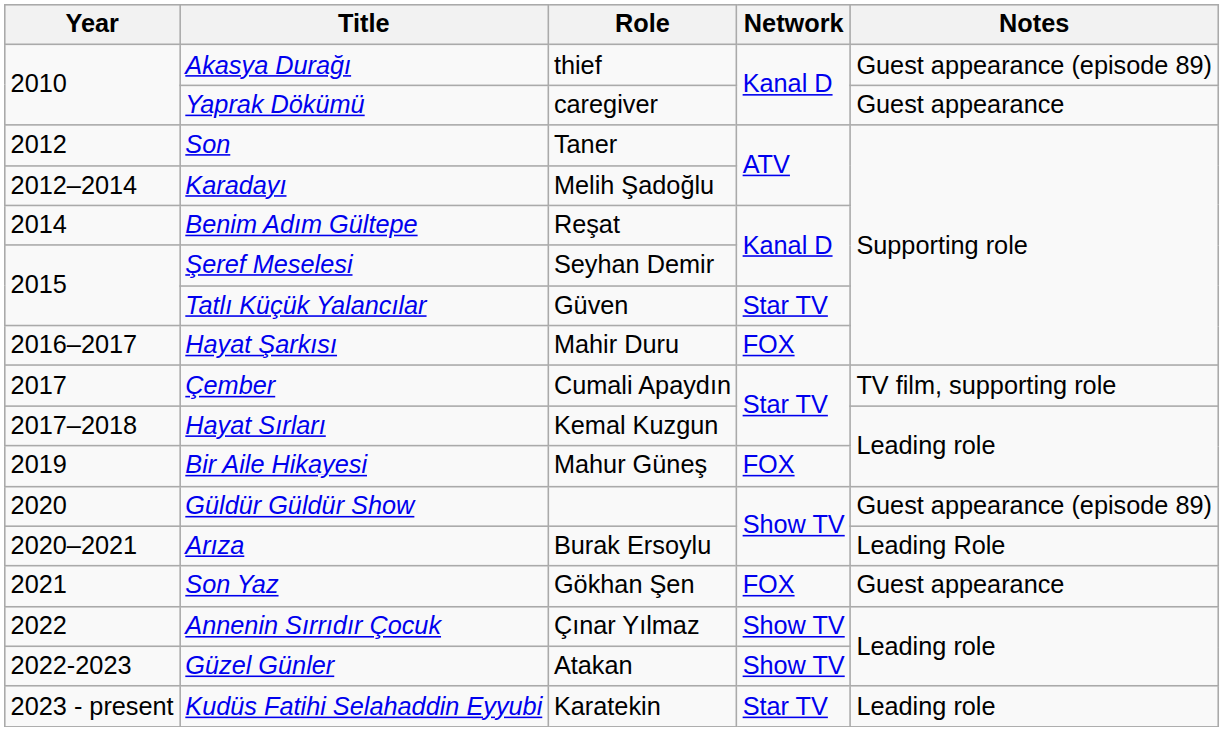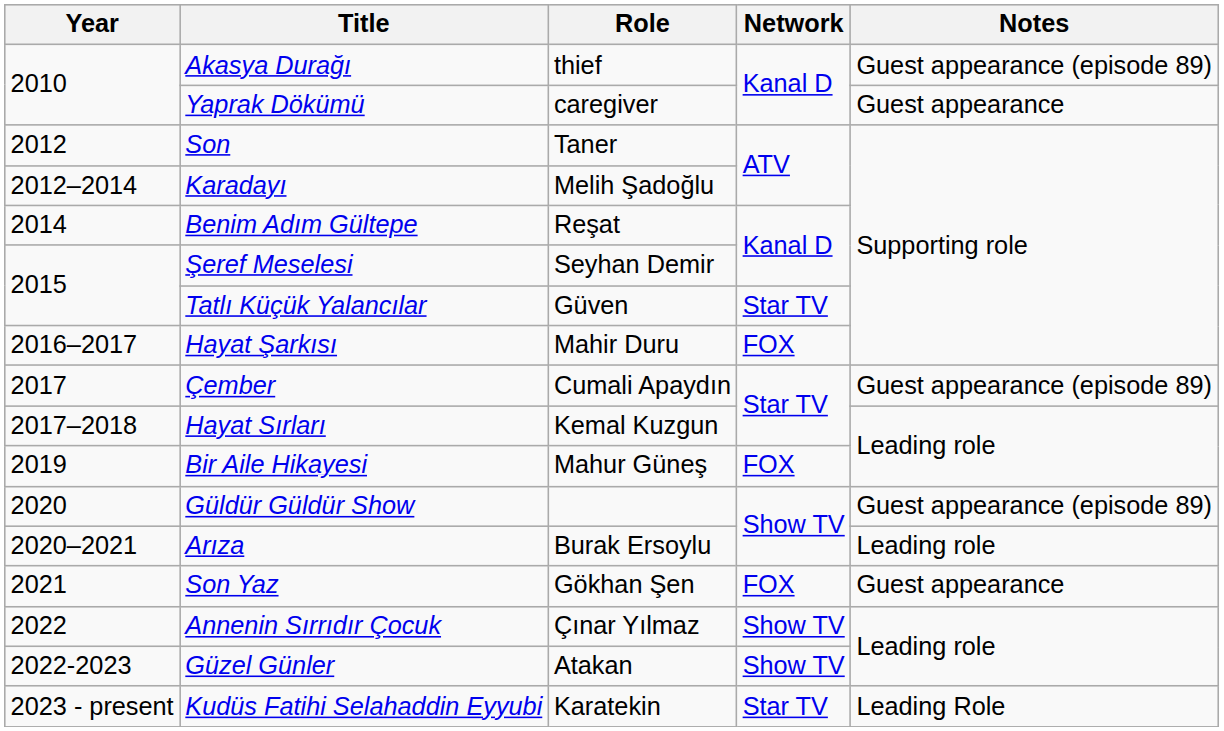(986, 385) TV film, supporting role -> (1034, 385) Guest appearance (episode 89)
(931, 545) Leading Role -> (926, 545) Leading role
(926, 706) Leading role -> (931, 706) Leading Role
